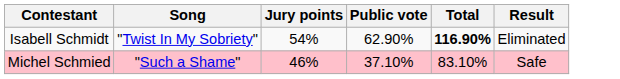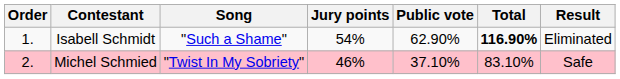+ column: (28, 16)
(188, 39) "Twist In My Sobriety" -> (234, 39) "Such a Shame"
(188, 62) "Such a Shame" -> (234, 62) "Twist In My Sobriety"
